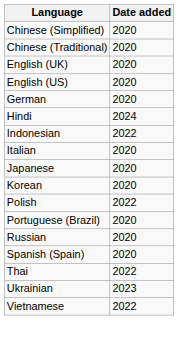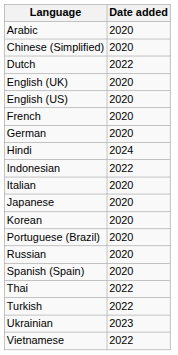+ row: (22, 30)
- row: (57, 47)
+ row: (21, 64)
+ row: (24, 116)
- row: (22, 202)
+ row: (24, 306)
